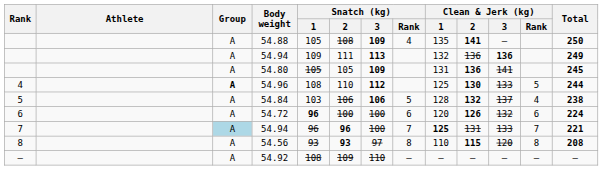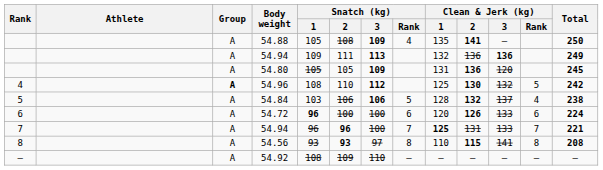(505, 70) 141 -> (505, 70) 120
(505, 85) 133 -> (505, 85) 132
(575, 85) 244 -> (575, 85) 242
(505, 114) 132 -> (505, 114) 133
(232, 129) lightblue background -> (232, 129) no background
(505, 143) 120 -> (505, 143) 141
